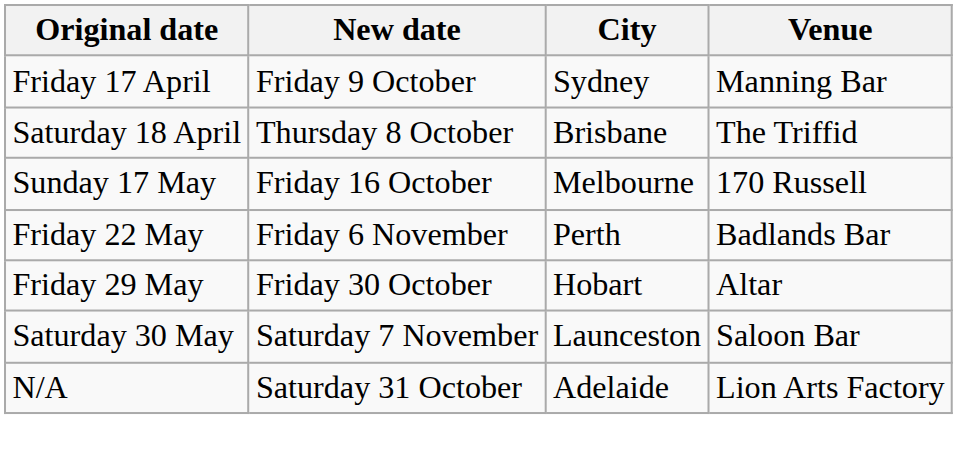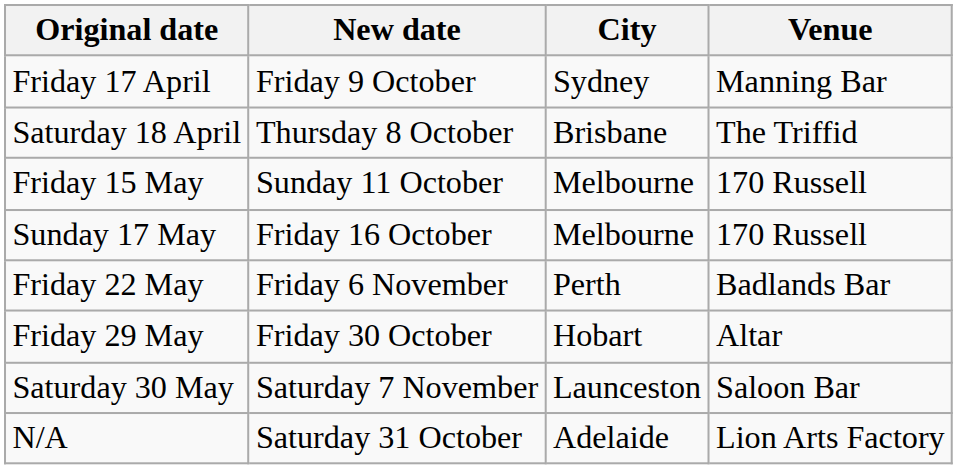+ row: (108, 183)
